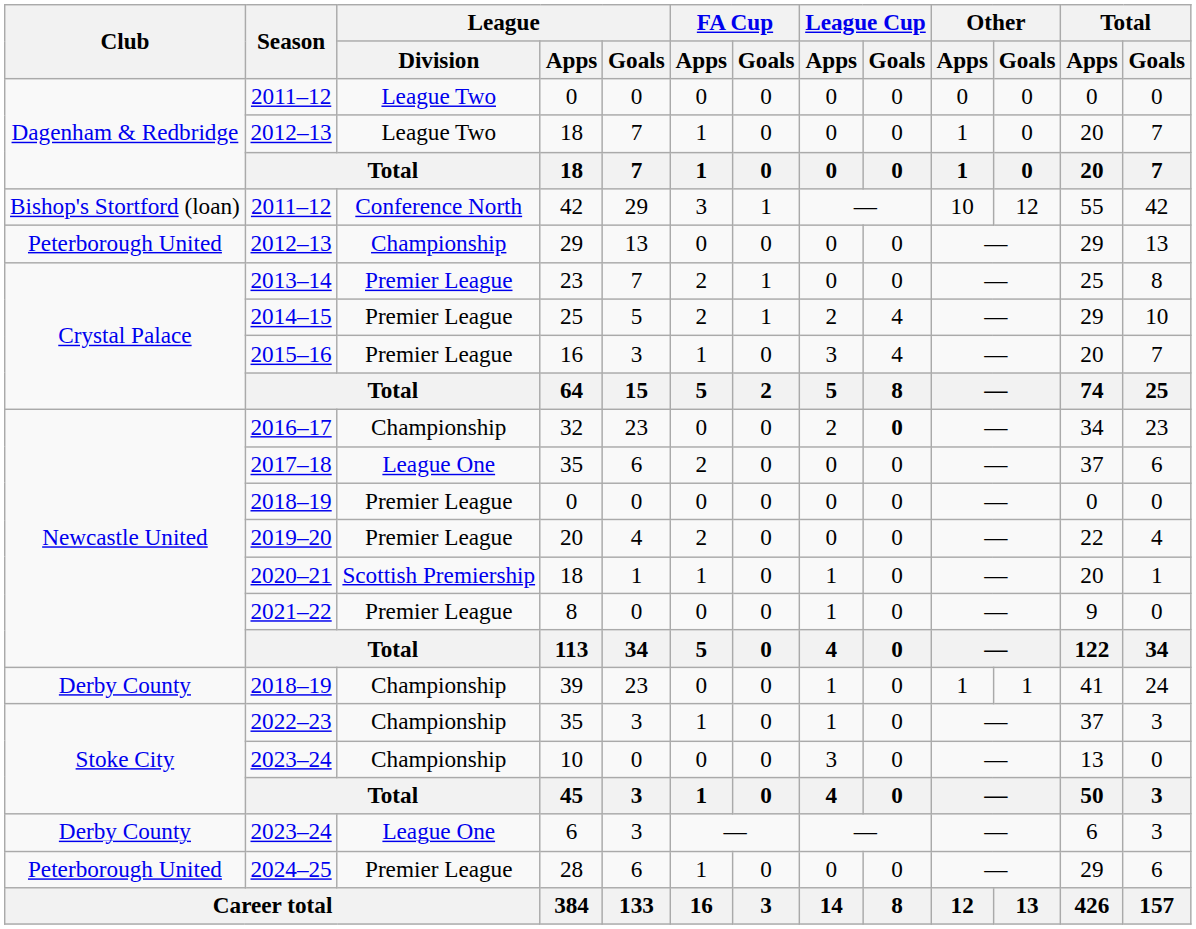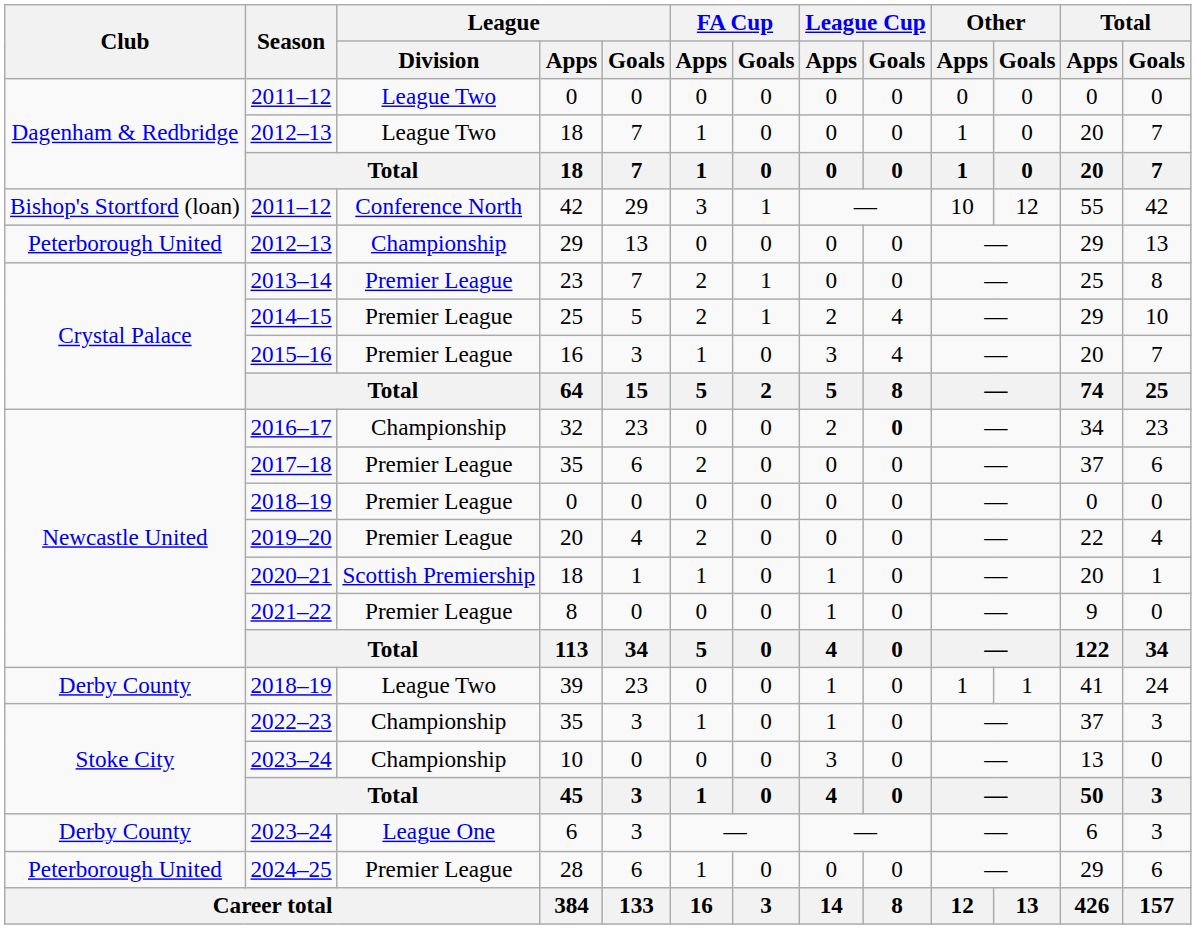(439, 464) League One -> (439, 464) Premier League
(439, 685) Championship -> (439, 685) League Two
